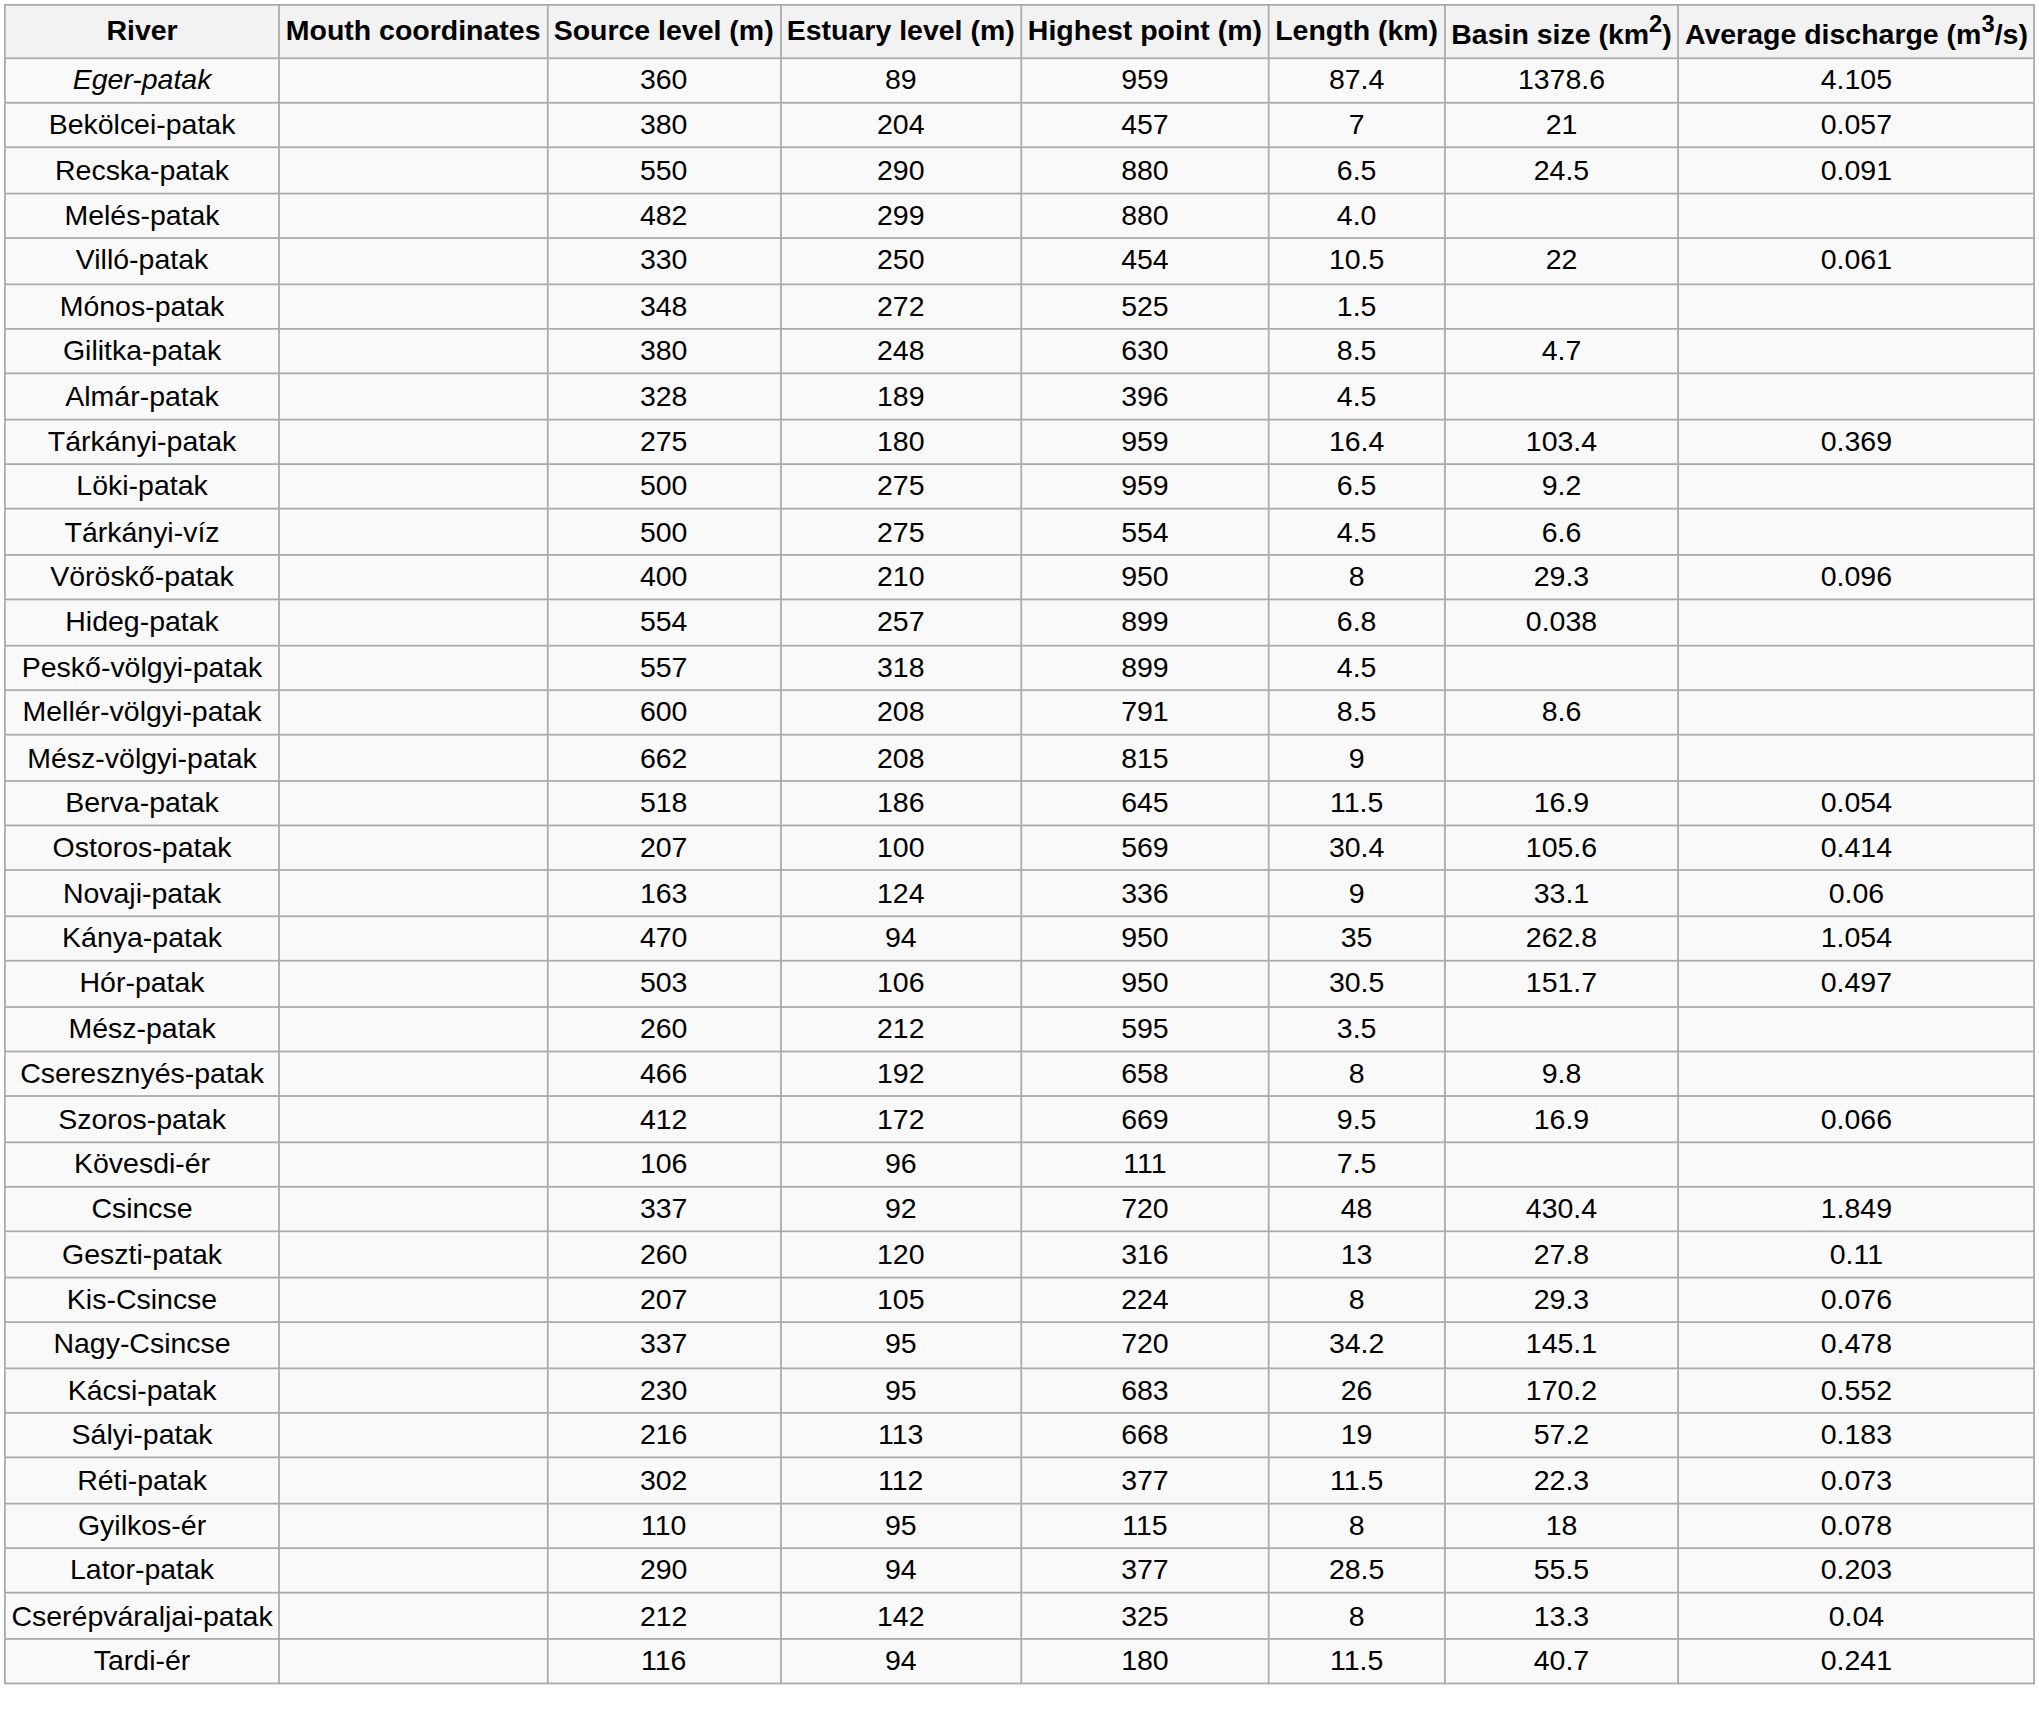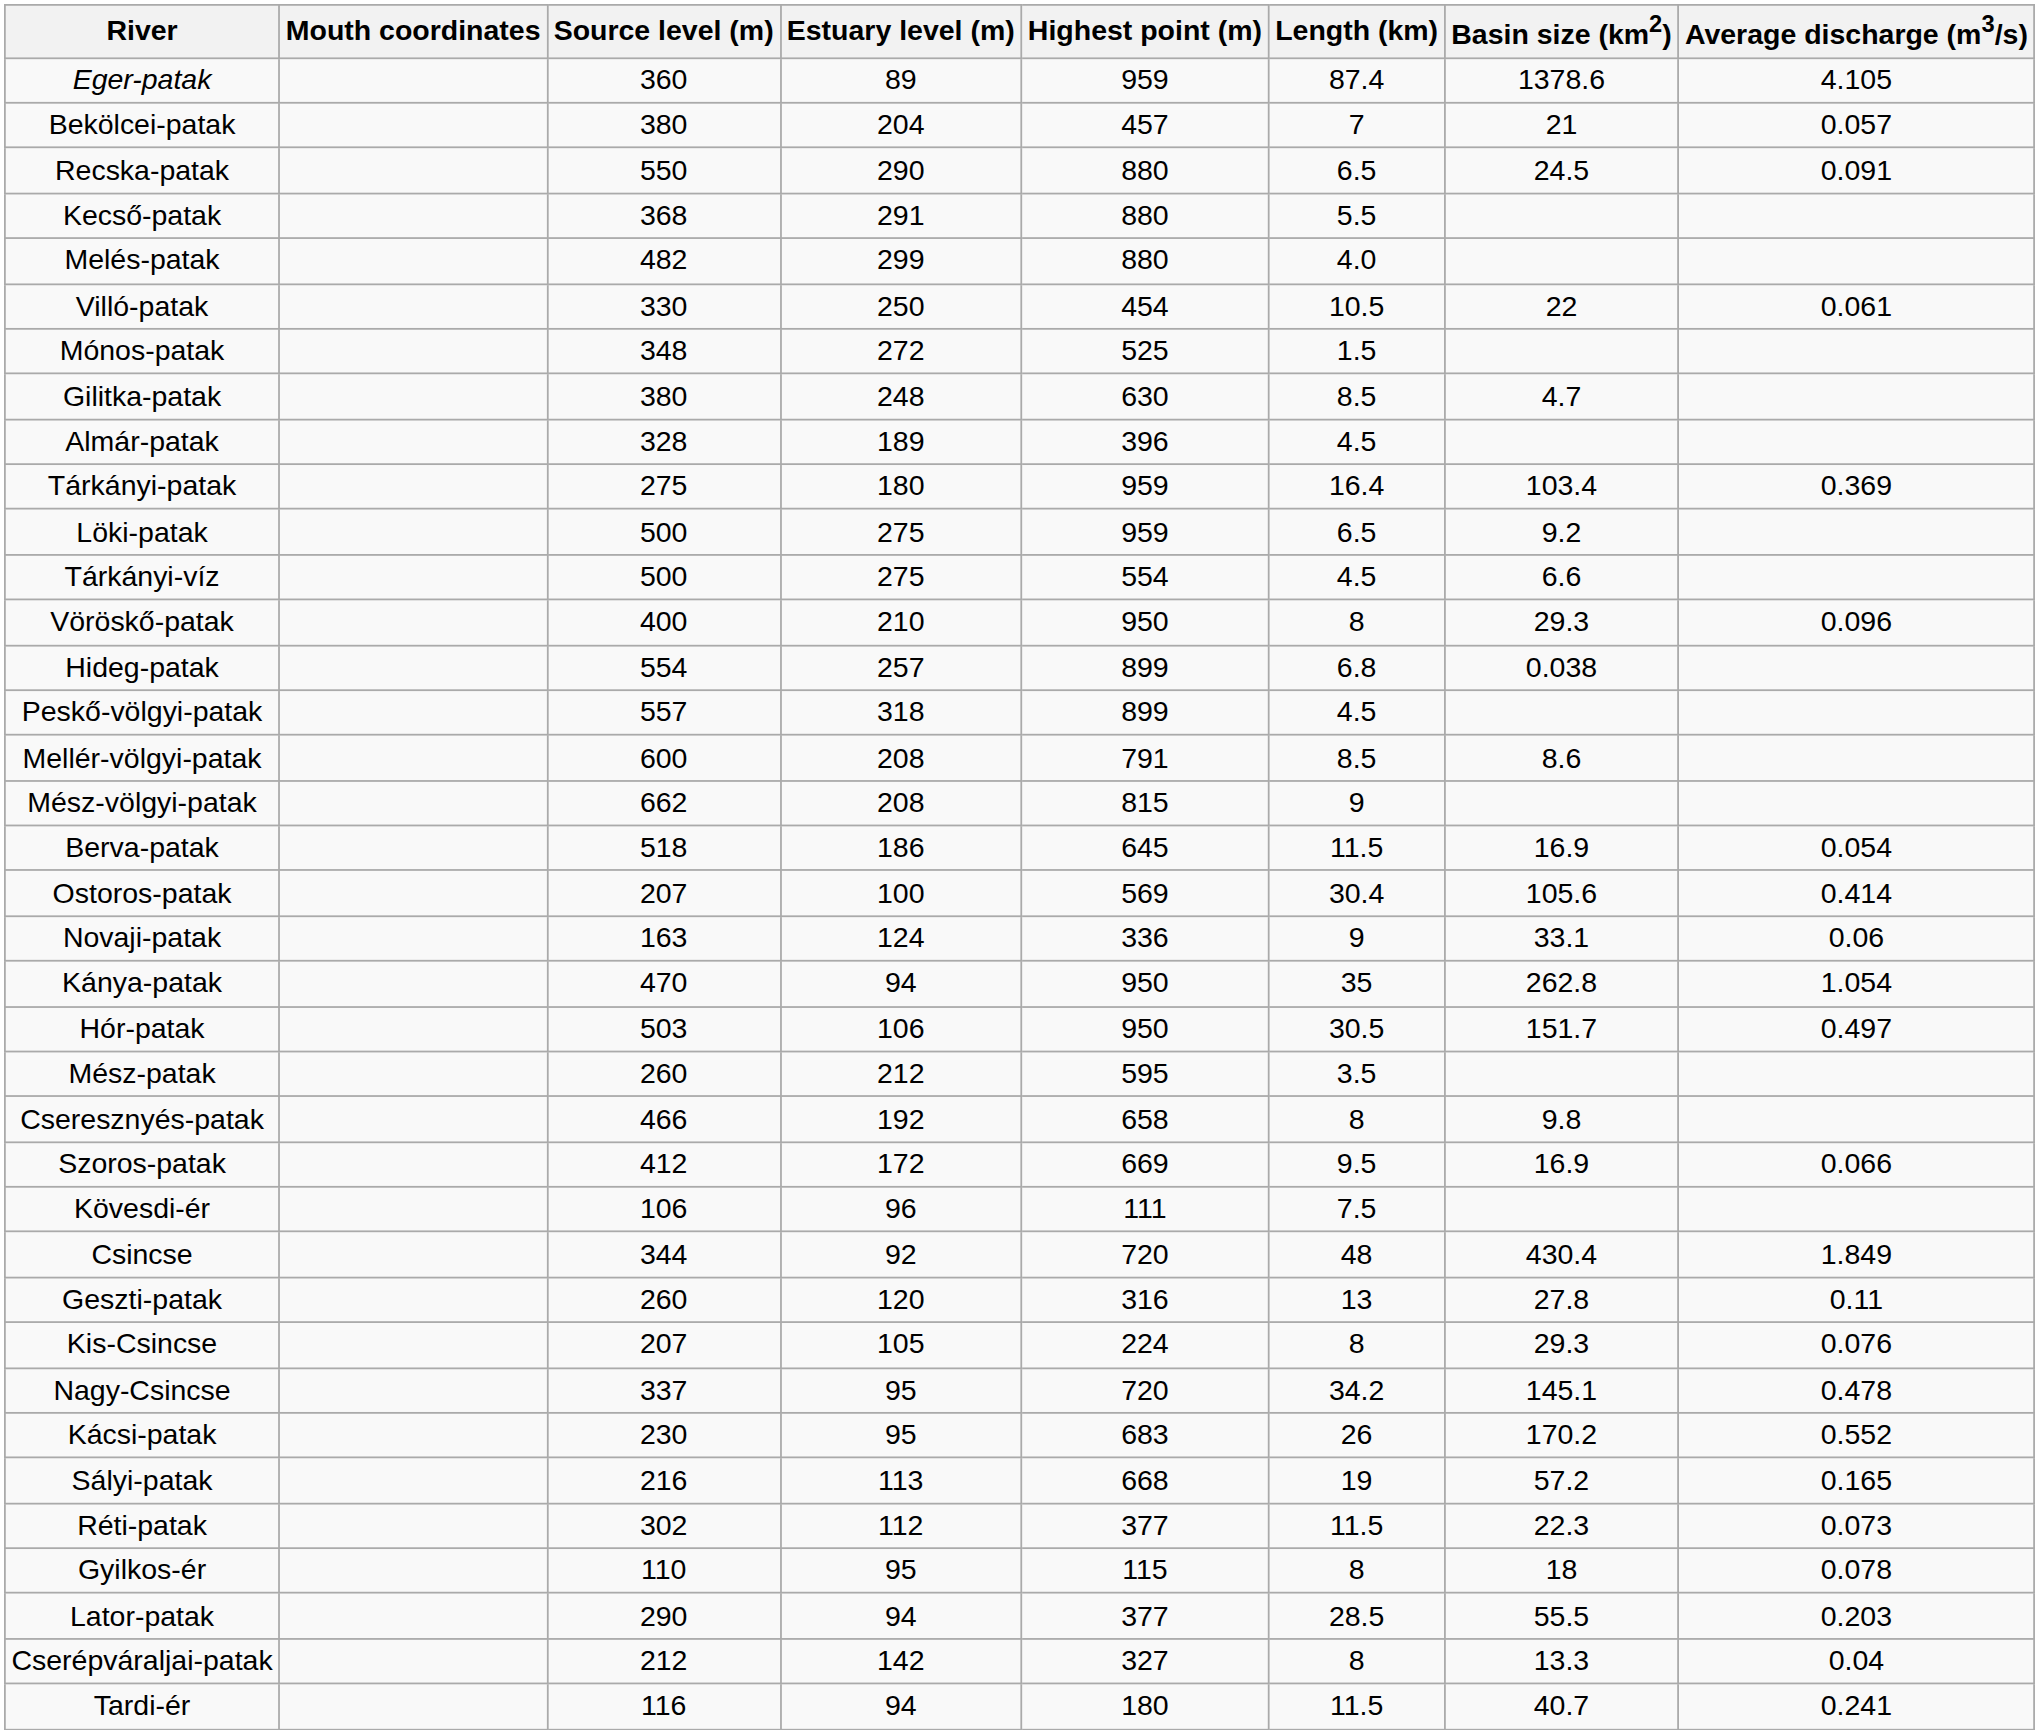+ row: (142, 215)
(664, 1209) 337 -> (664, 1254) 344
(1856, 1434) 0.183 -> (1856, 1480) 0.165
(1145, 1615) 325 -> (1145, 1660) 327
